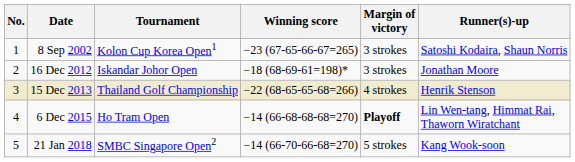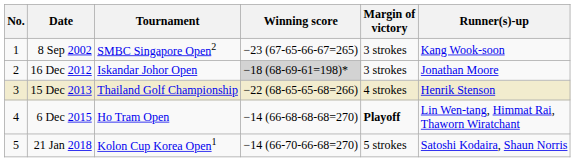(157, 49) Kolon Cup Korea Open1 -> (157, 49) SMBC Singapore Open2
(494, 49) Satoshi Kodaira, Shaun Norris -> (463, 49) Kang Wook-soon
(296, 70) no background -> (296, 70) lightgrey background
(157, 145) SMBC Singapore Open2 -> (157, 145) Kolon Cup Korea Open1
(463, 145) Kang Wook-soon -> (494, 145) Satoshi Kodaira, Shaun Norris
